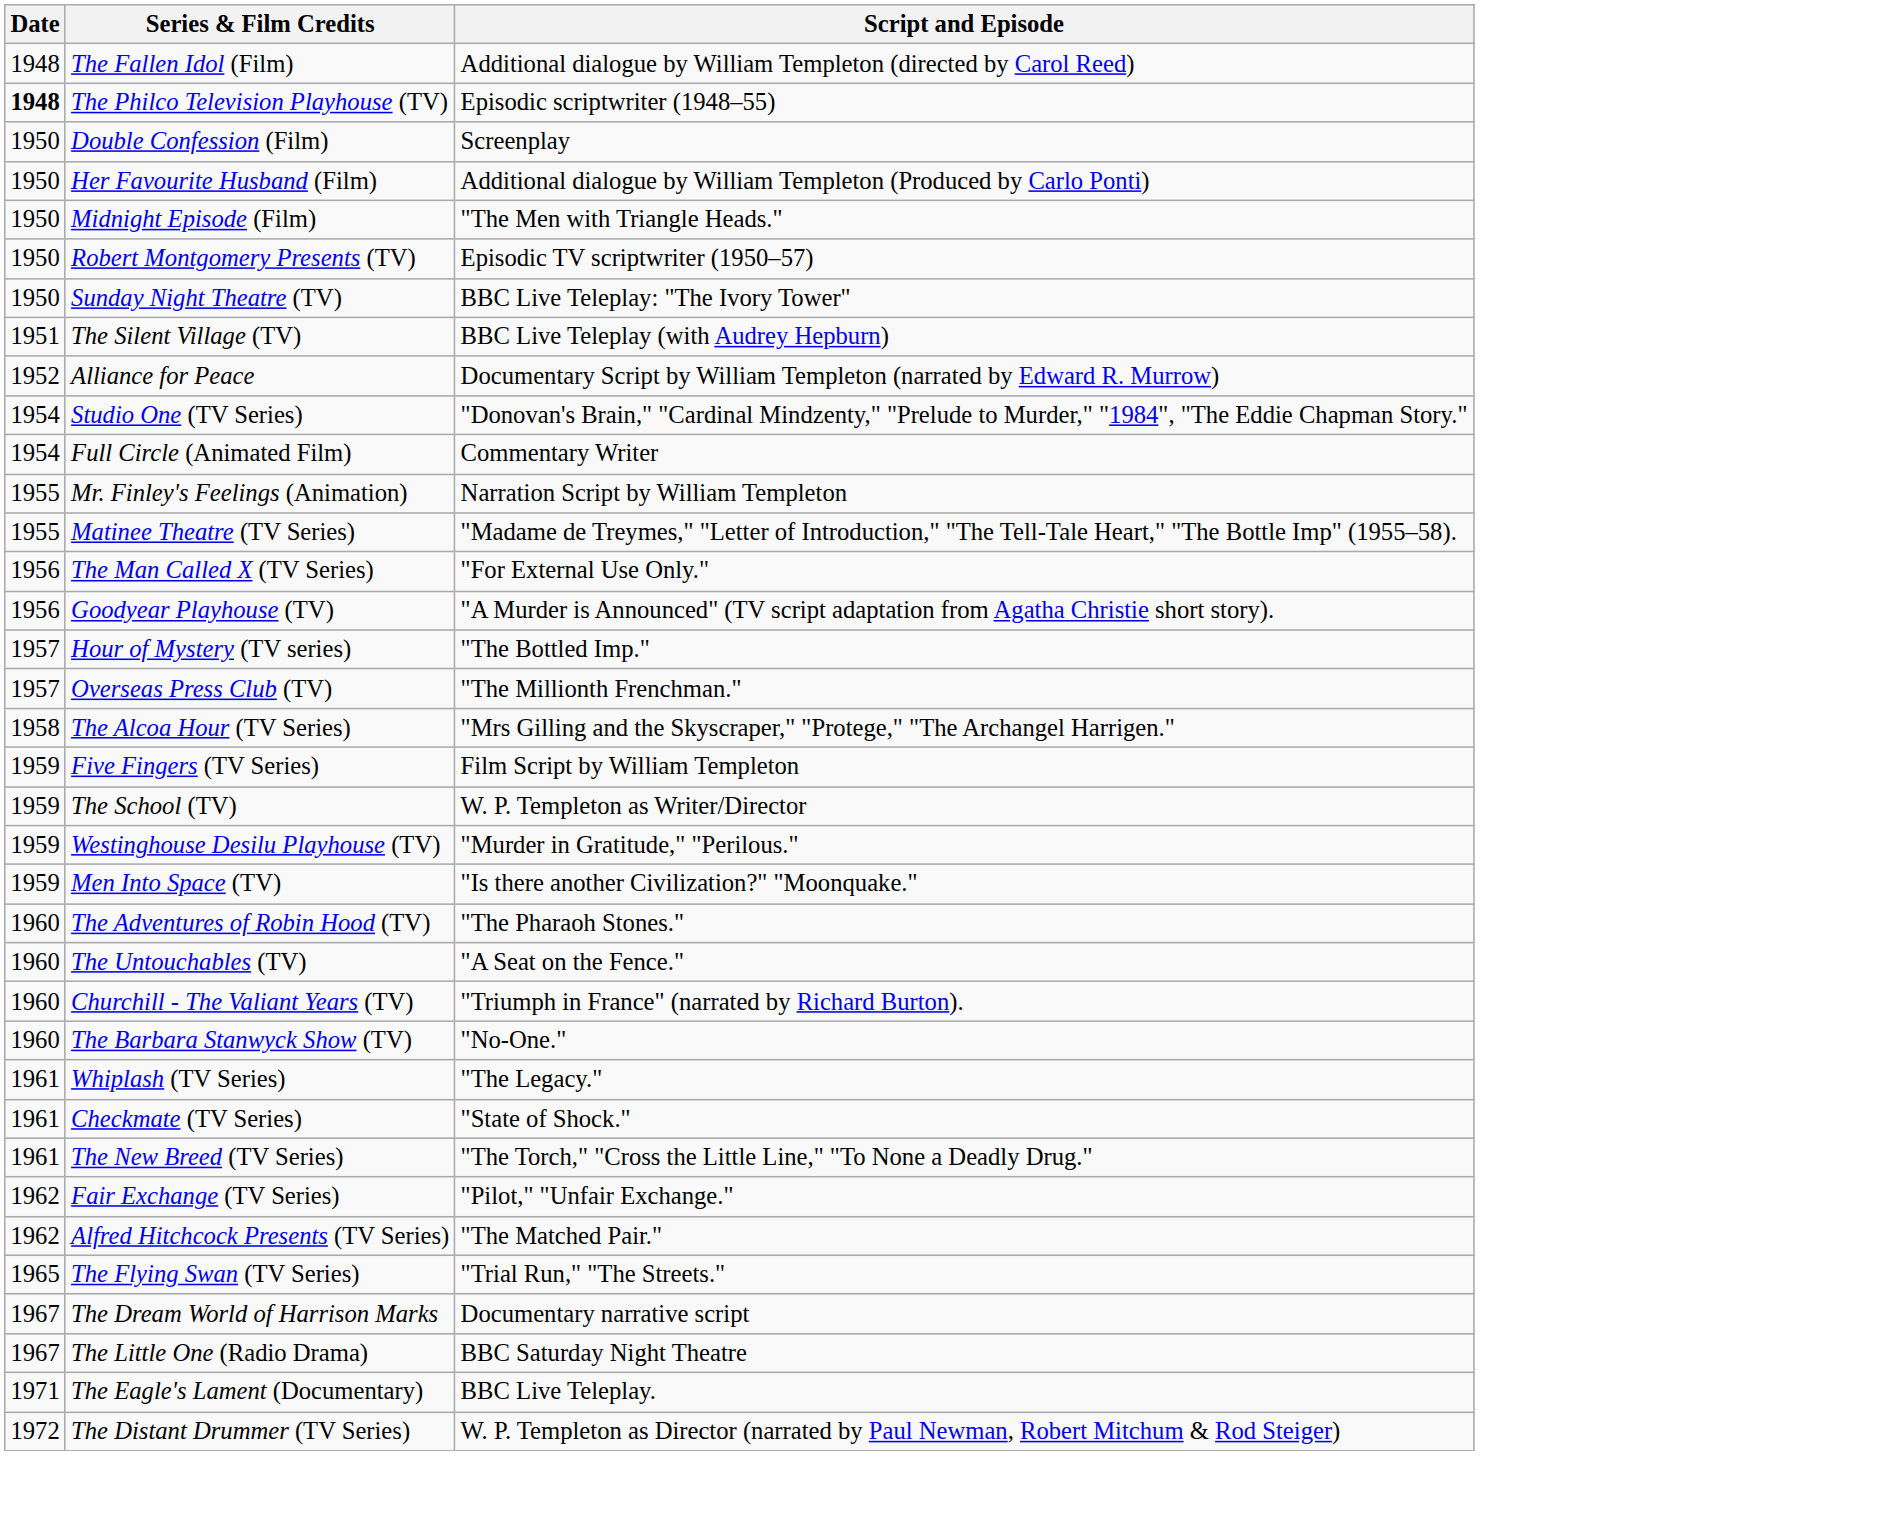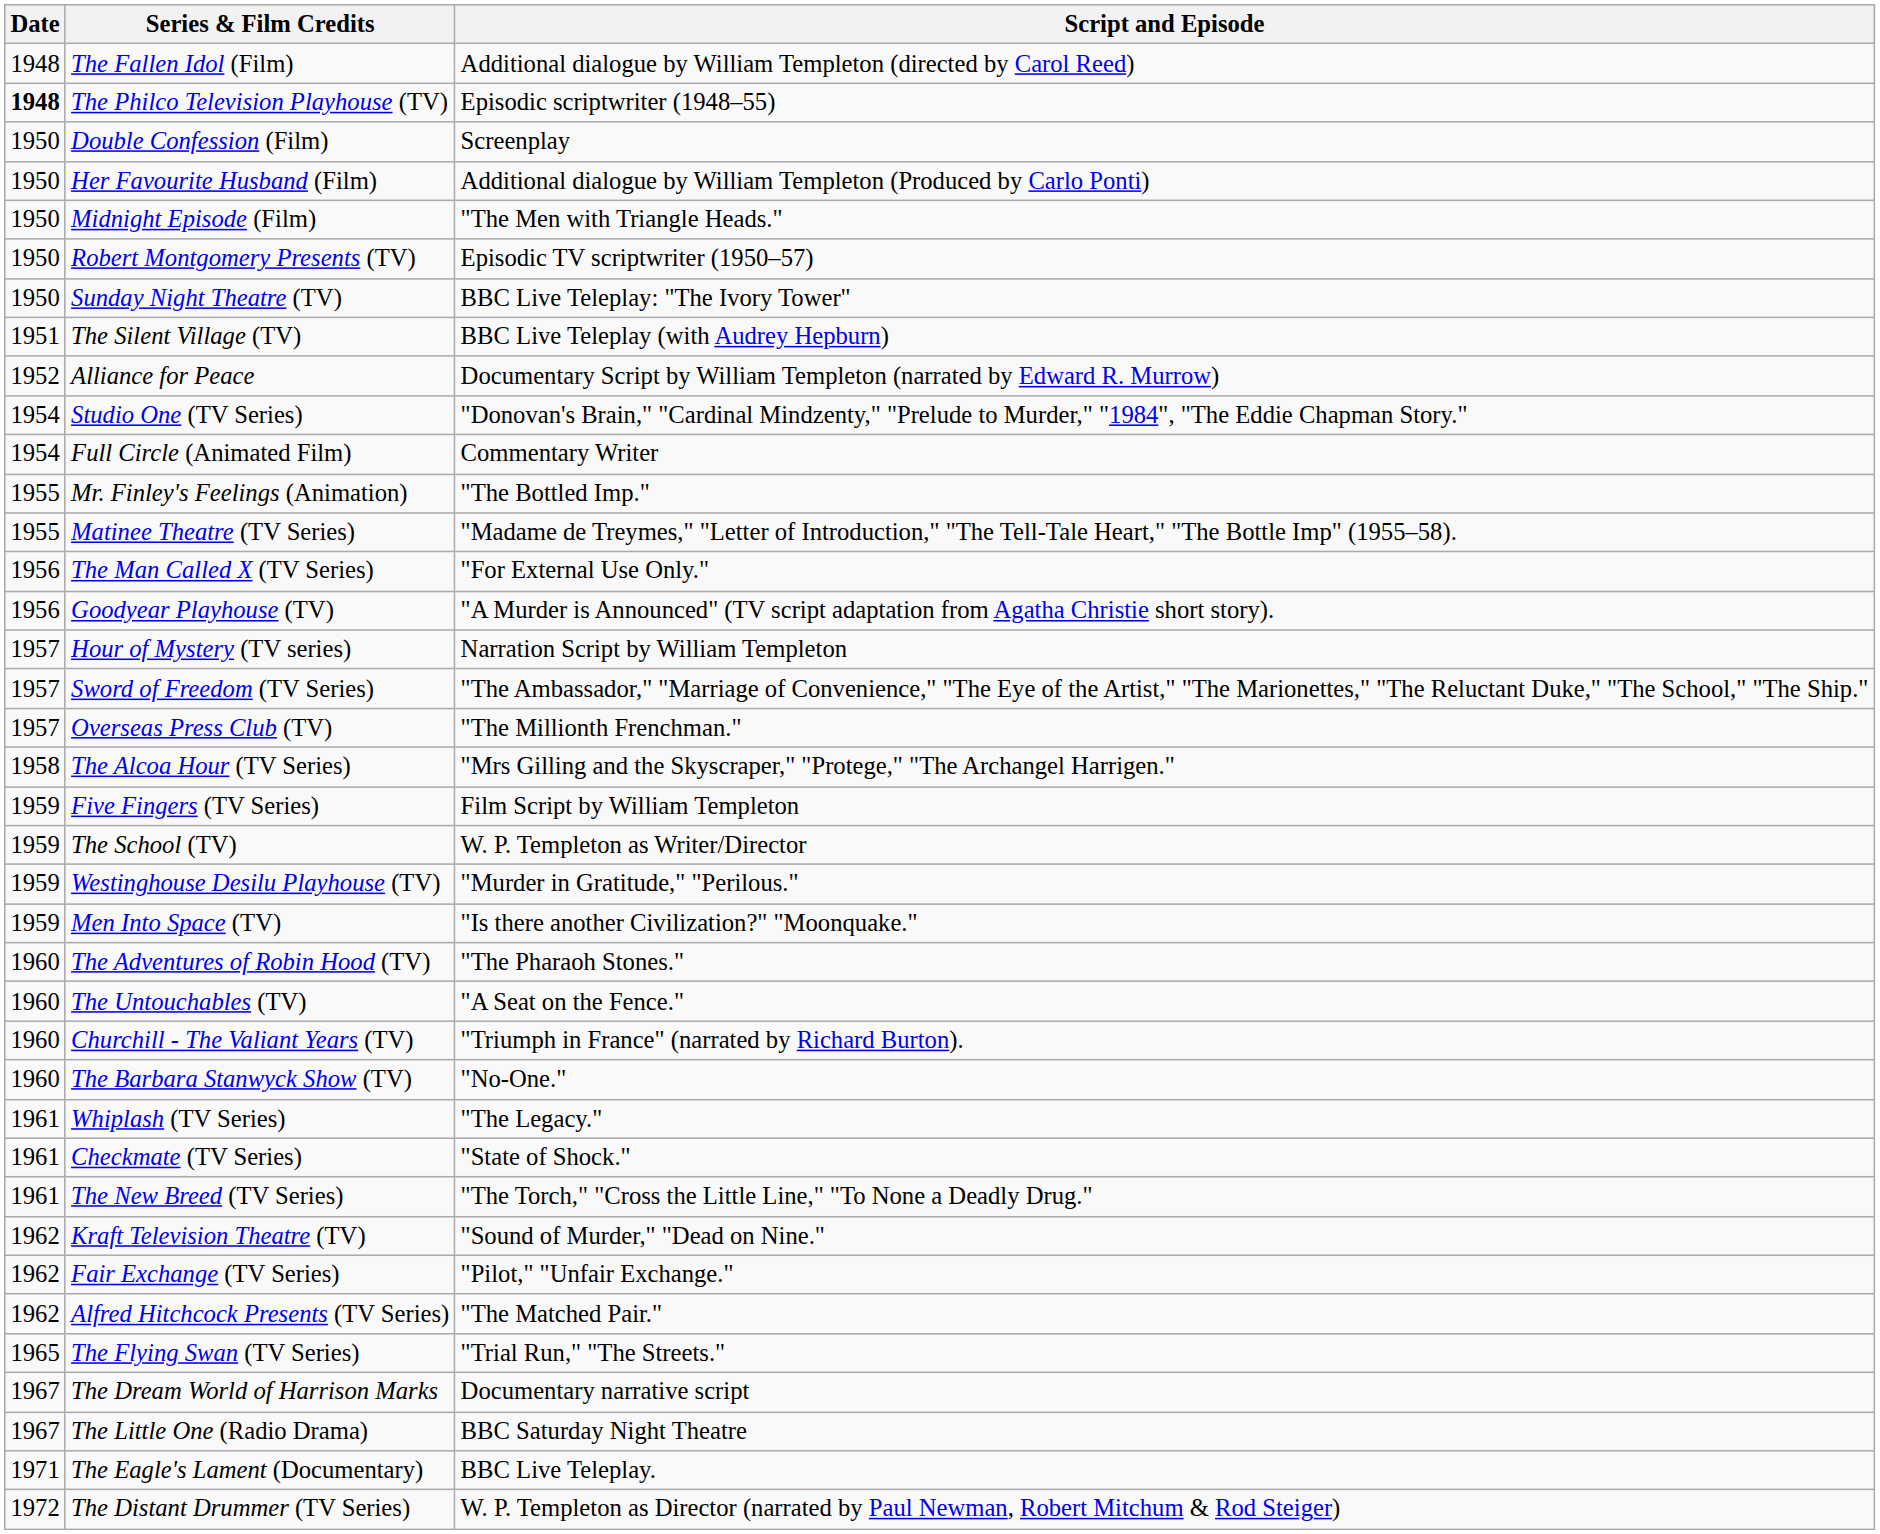(654, 492) Narration Script by William Templeton -> (555, 492) "The Bottled Imp."
(555, 649) "The Bottled Imp." -> (654, 649) Narration Script by William Templeton
+ row: (223, 688)
+ row: (218, 1235)
